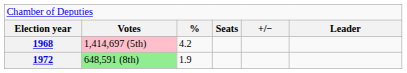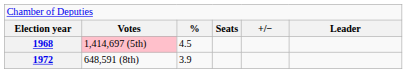(185, 44) 4.2 -> (185, 44) 4.5
(111, 60) lightgreen background -> (111, 60) no background
(185, 60) 1.9 -> (185, 60) 3.9
